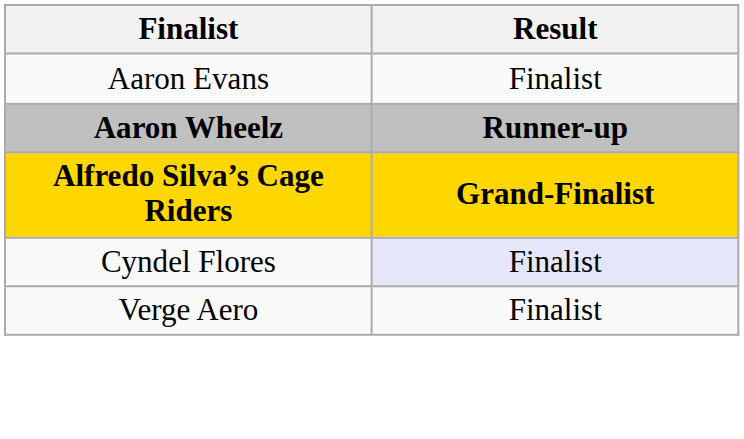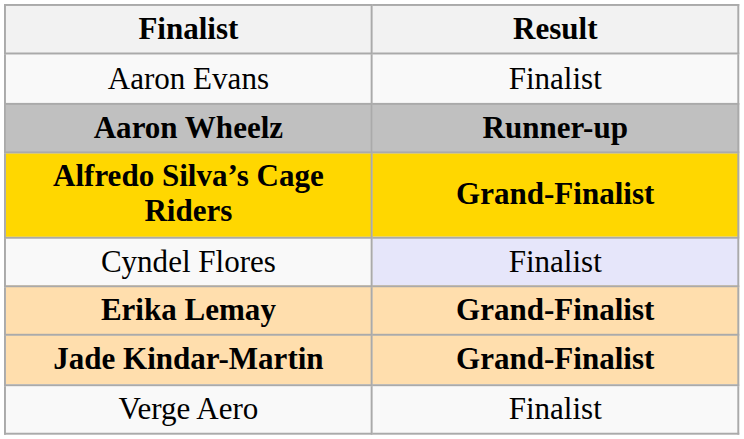+ row: (188, 310)
+ row: (188, 359)
